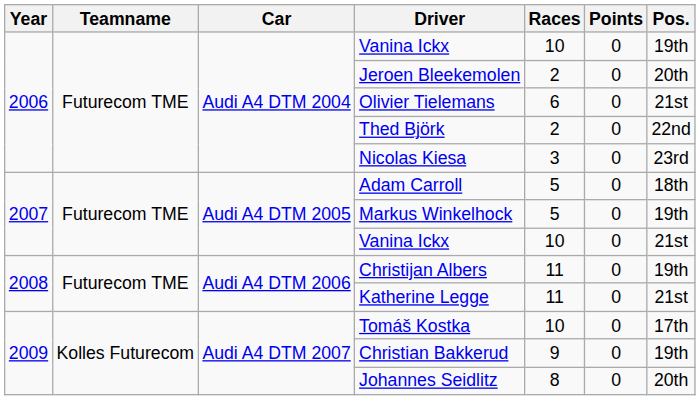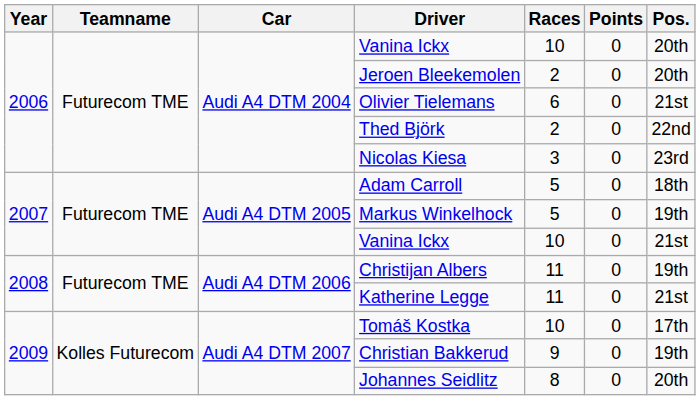(671, 46) 19th -> (671, 46) 20th
